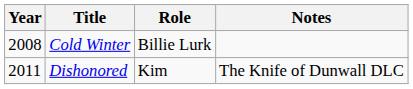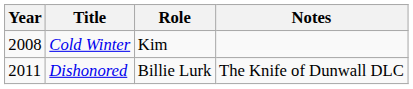(175, 44) Billie Lurk -> (153, 44) Kim
(153, 70) Kim -> (175, 70) Billie Lurk
